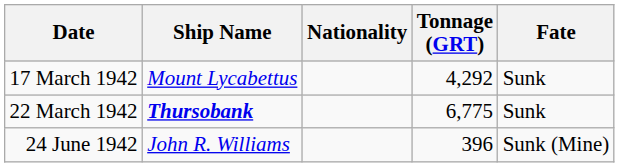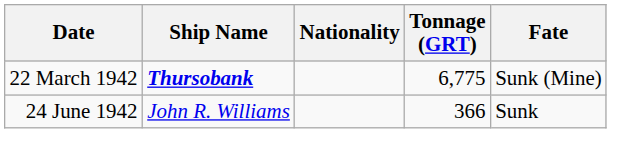- row: (74, 77)
(524, 111) Sunk -> (548, 77) Sunk (Mine)
(477, 144) 396 -> (470, 111) 366
(556, 144) Sunk (Mine) -> (517, 111) Sunk
